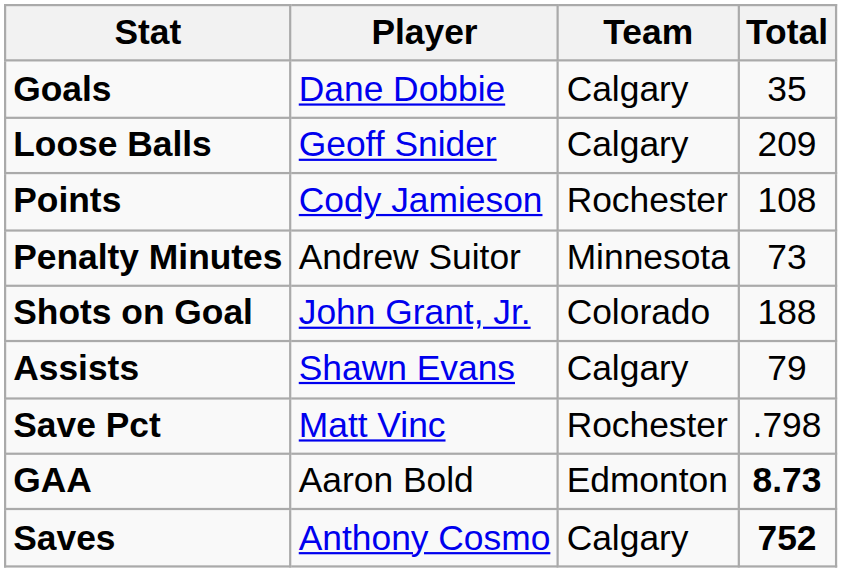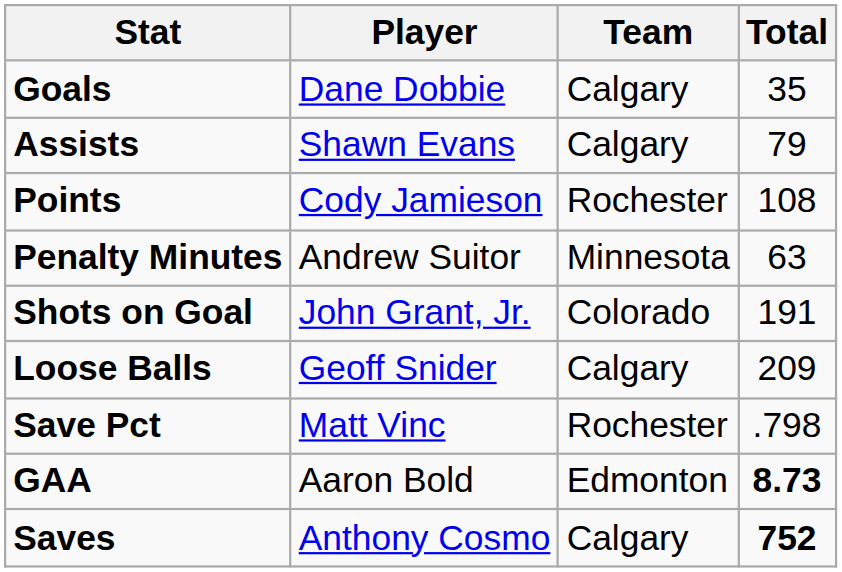rows swapped: (76, 369) <-> (112, 144)
(787, 256) 73 -> (787, 256) 63
(787, 312) 188 -> (787, 312) 191
